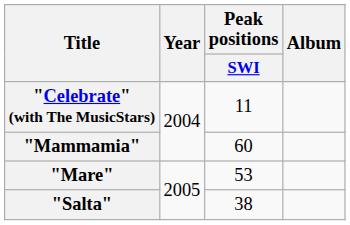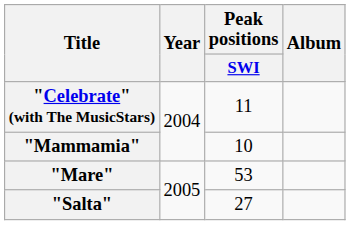(244, 146) 60 -> (244, 146) 10
(244, 204) 38 -> (244, 204) 27
